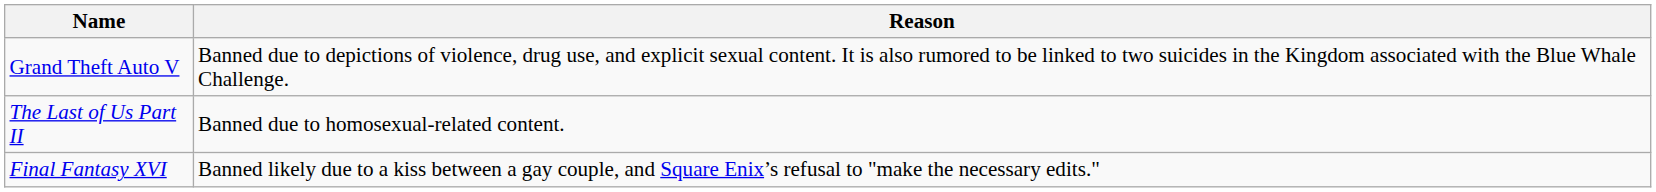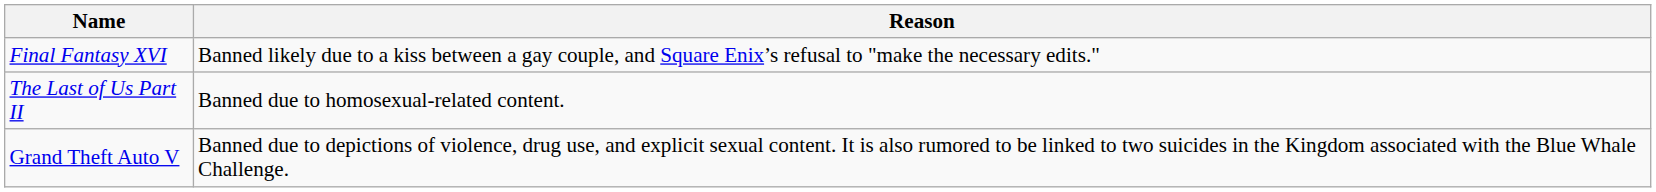rows swapped: (88, 169) <-> (94, 66)
